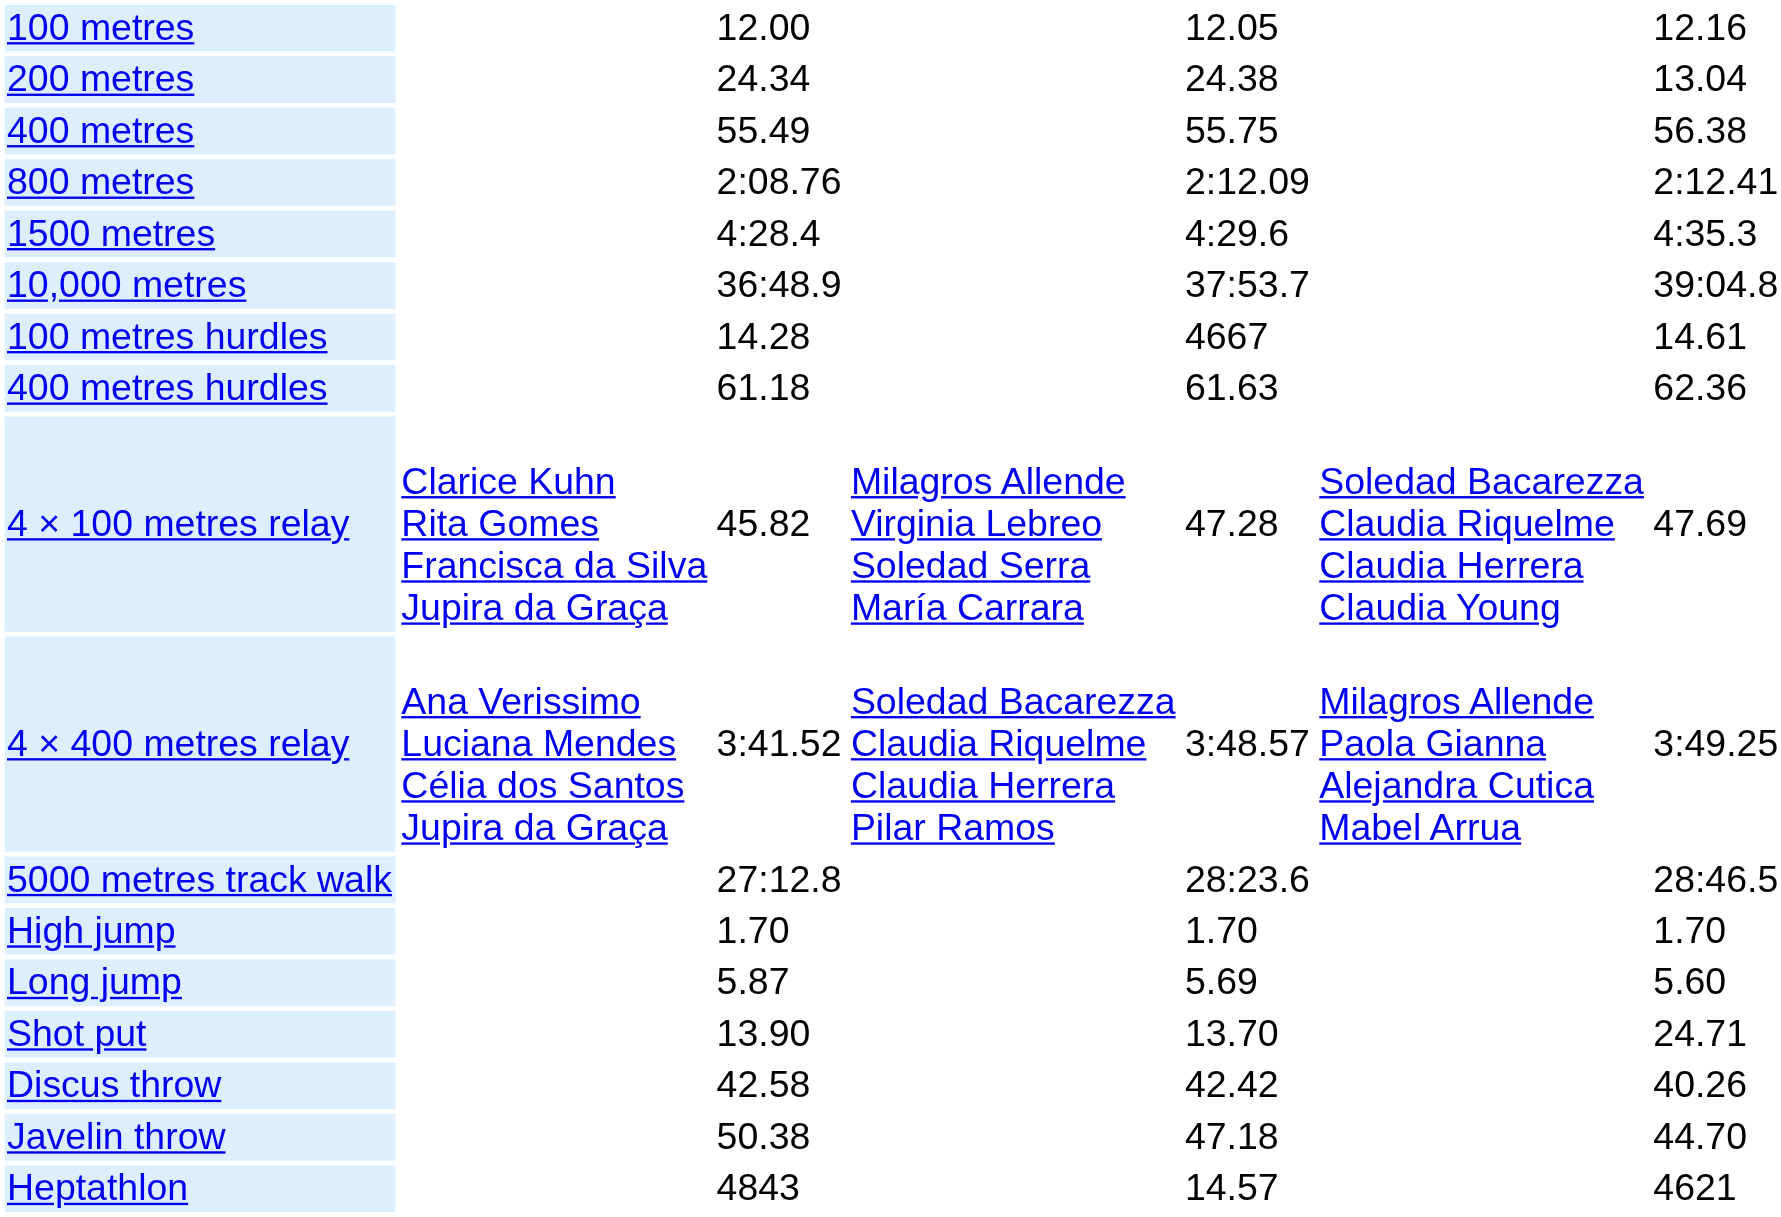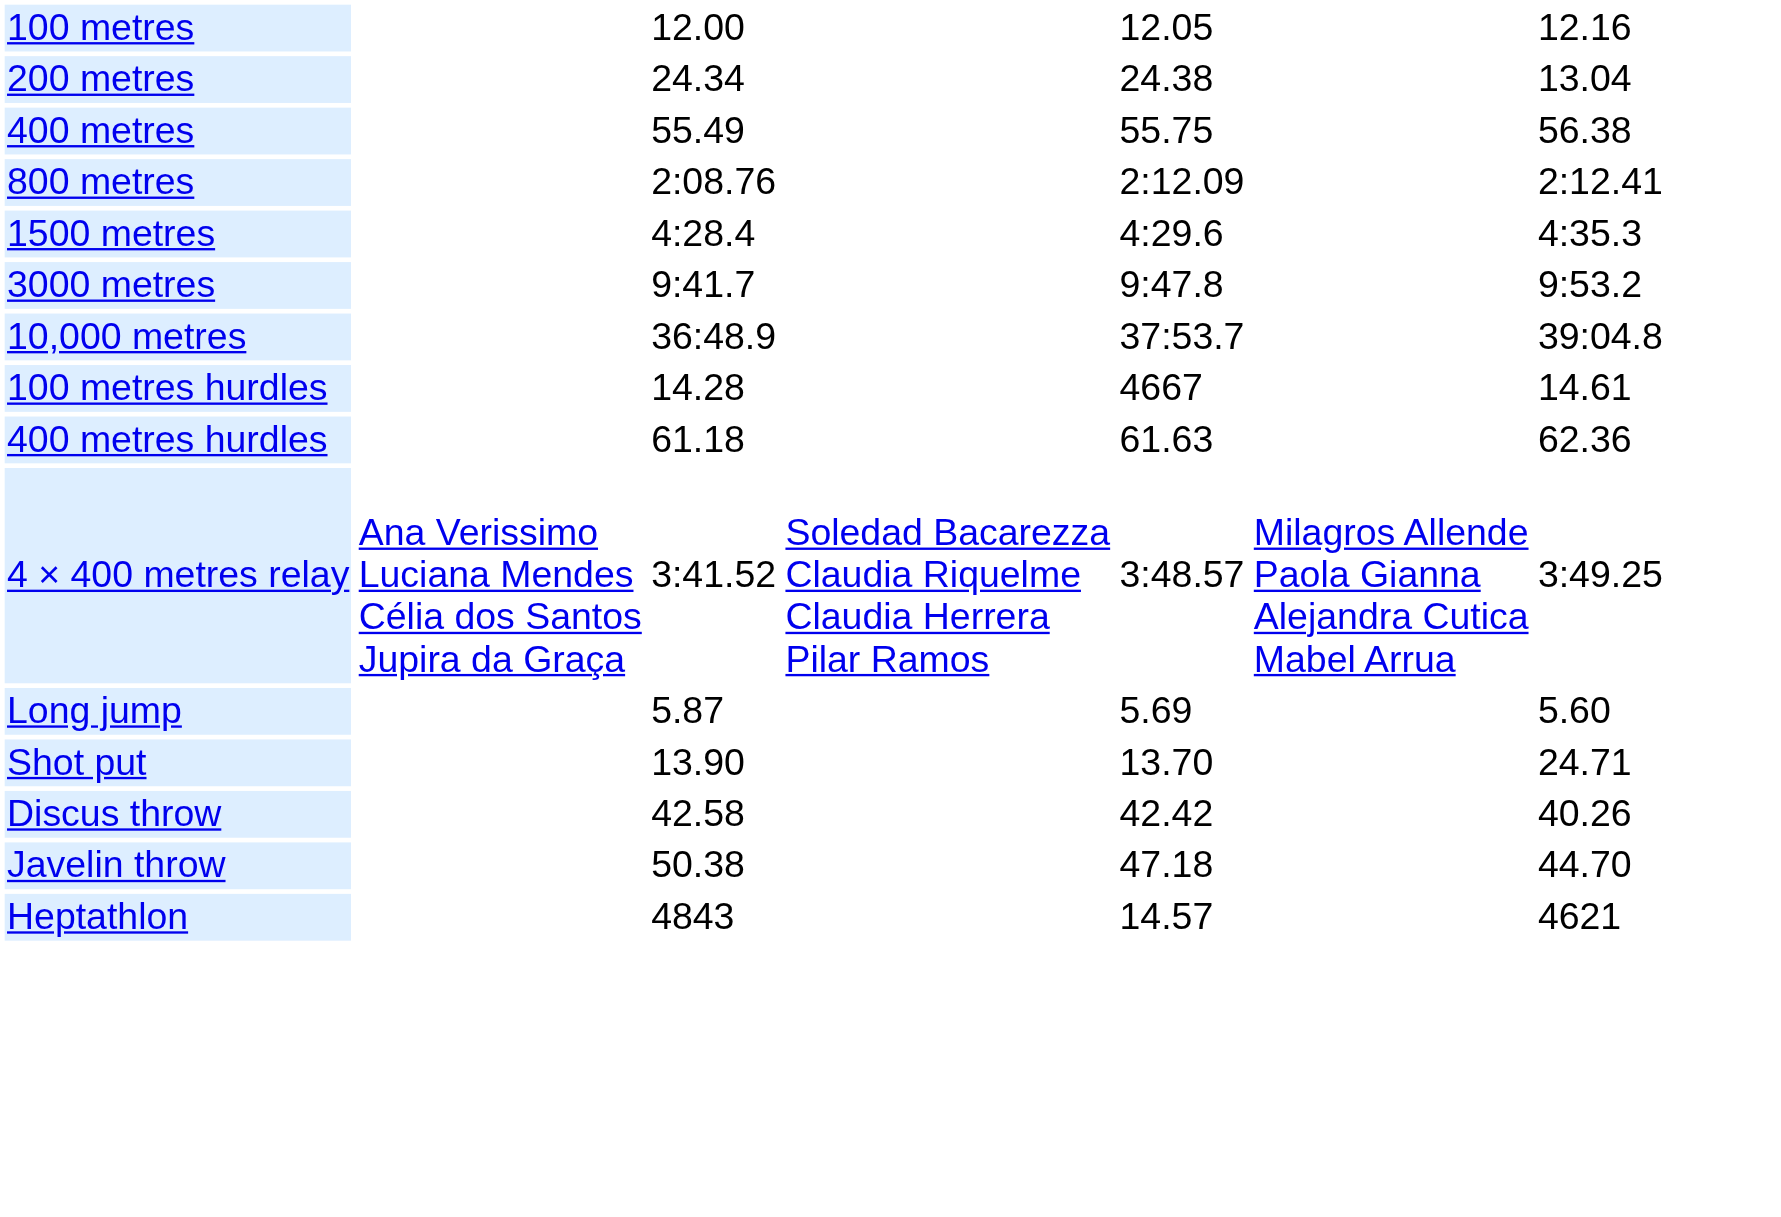+ row: (111, 284)
- row: (178, 523)
- row: (200, 879)
- row: (91, 930)
